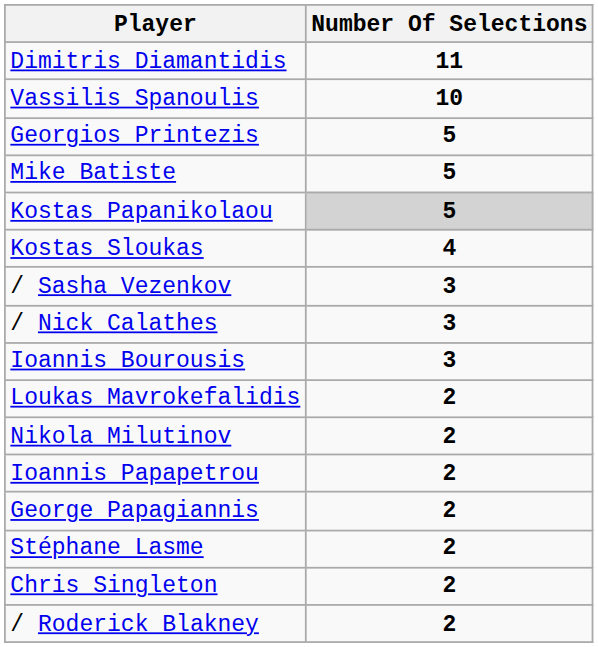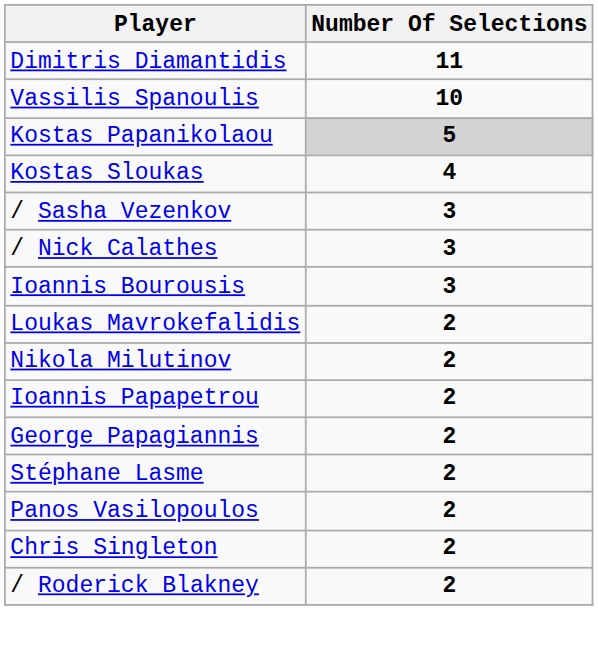- row: (135, 136)
- row: (93, 174)
+ row: (135, 511)
